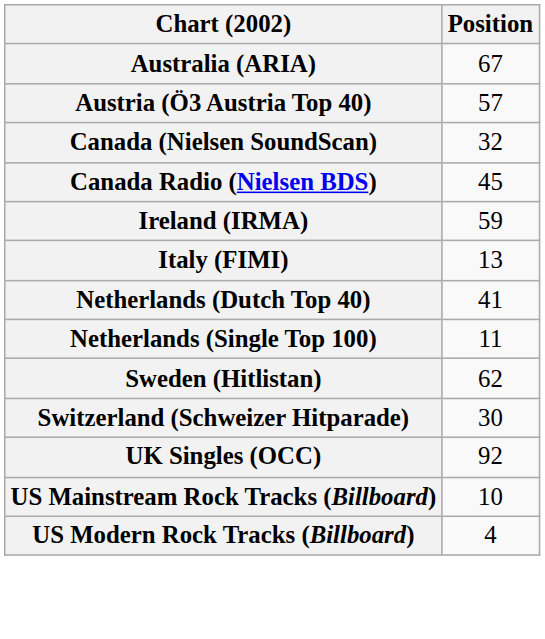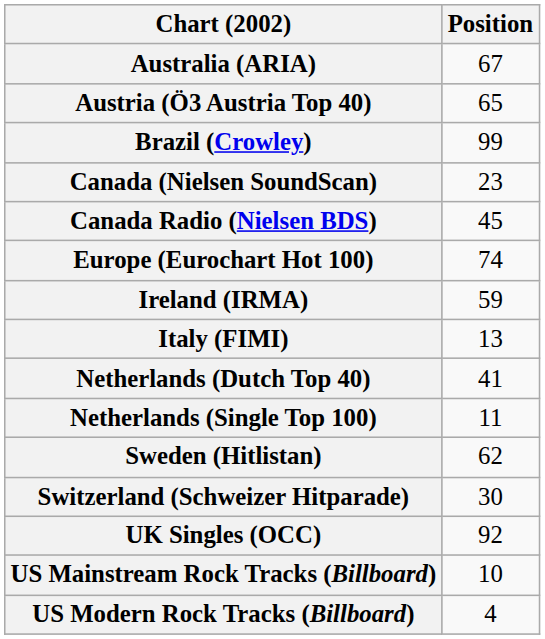(490, 102) 57 -> (490, 102) 65
+ row: (223, 142)
(490, 142) 32 -> (490, 181) 23
+ row: (223, 260)
